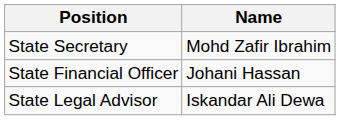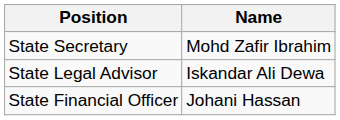rows swapped: (93, 73) <-> (83, 100)
